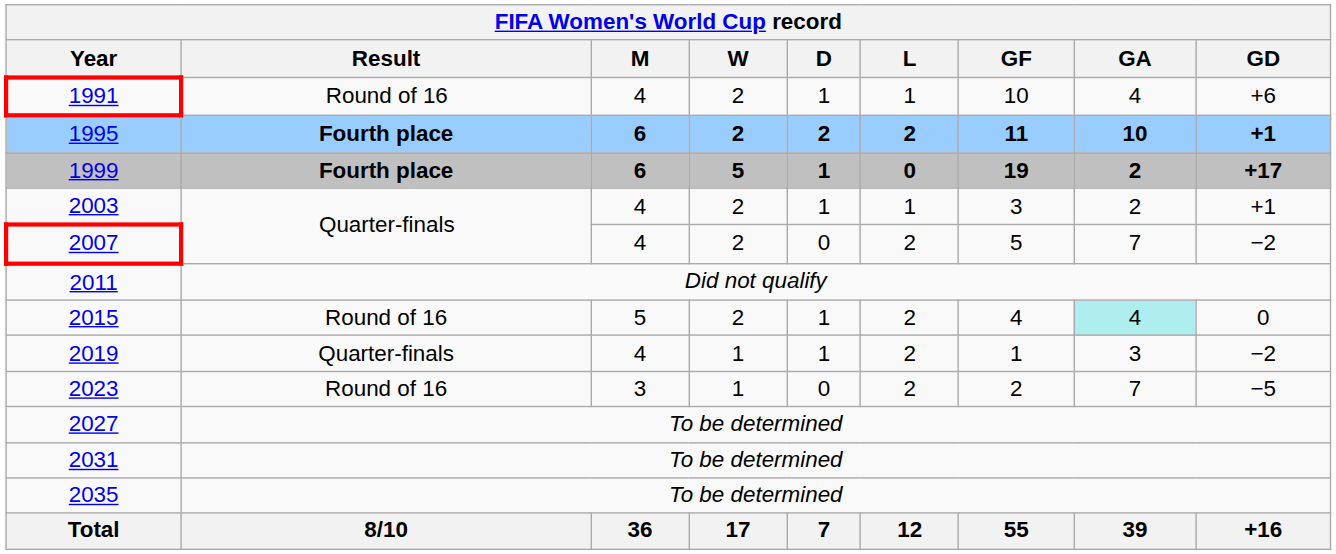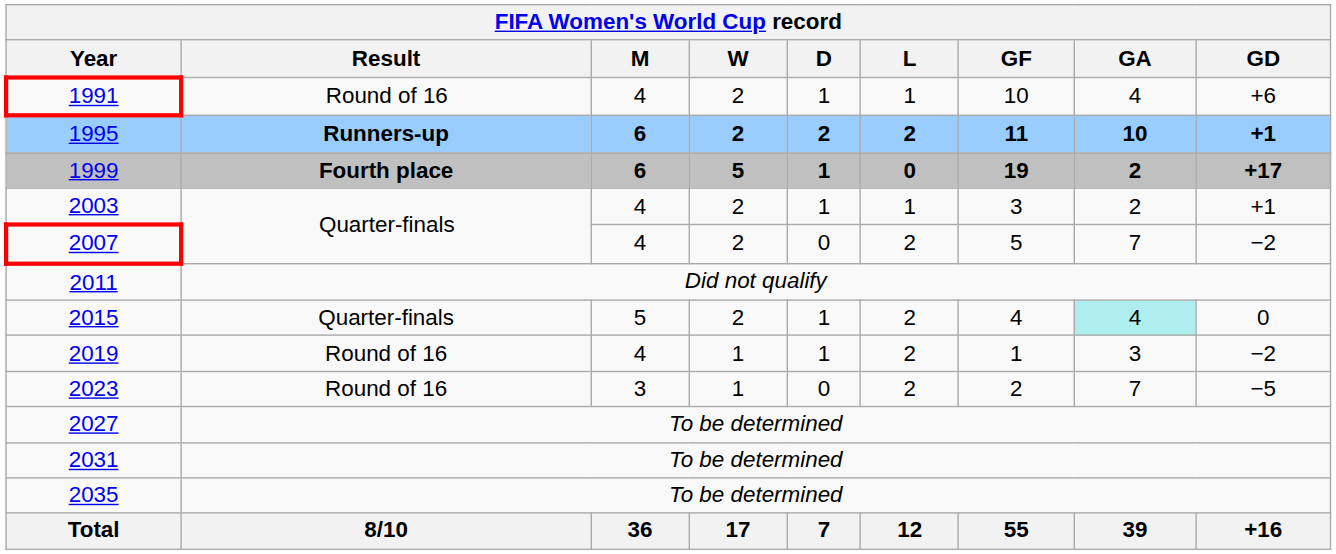(386, 133) Fourth place -> (386, 133) Runners-up
(386, 317) Round of 16 -> (386, 317) Quarter-finals
(386, 353) Quarter-finals -> (386, 353) Round of 16
